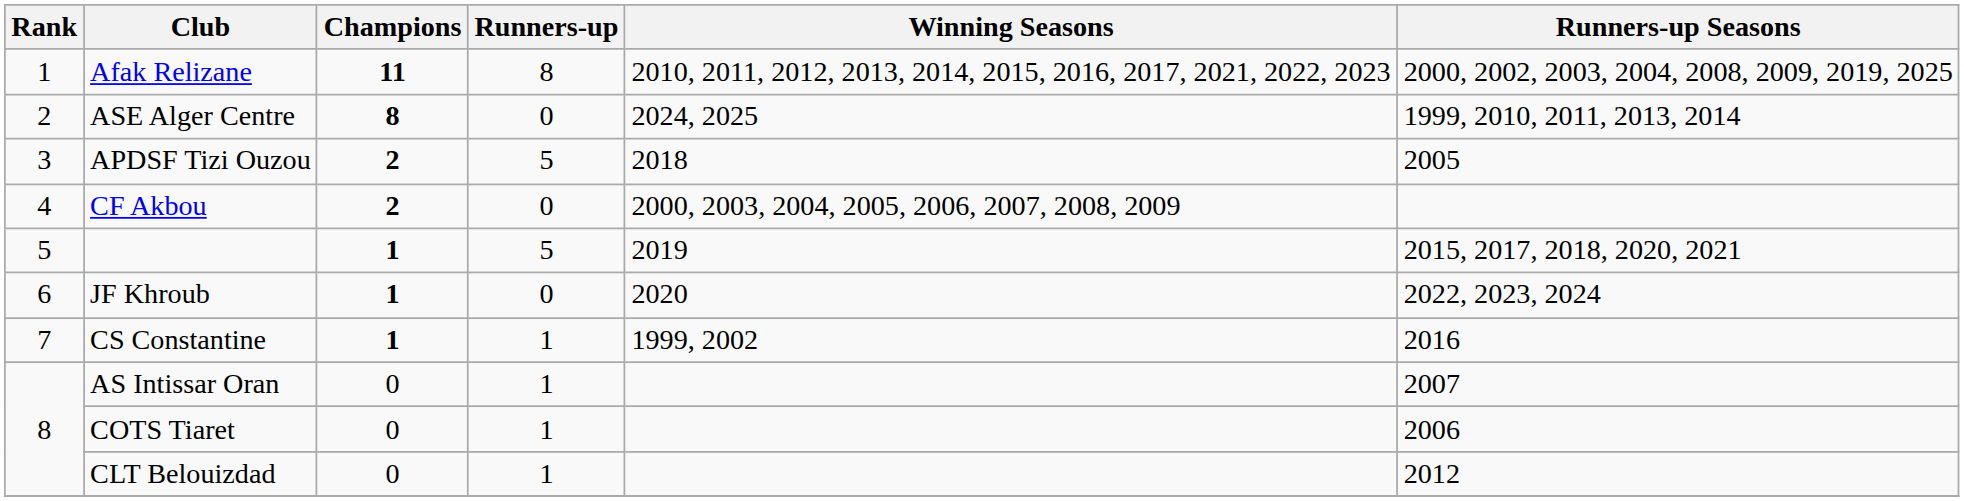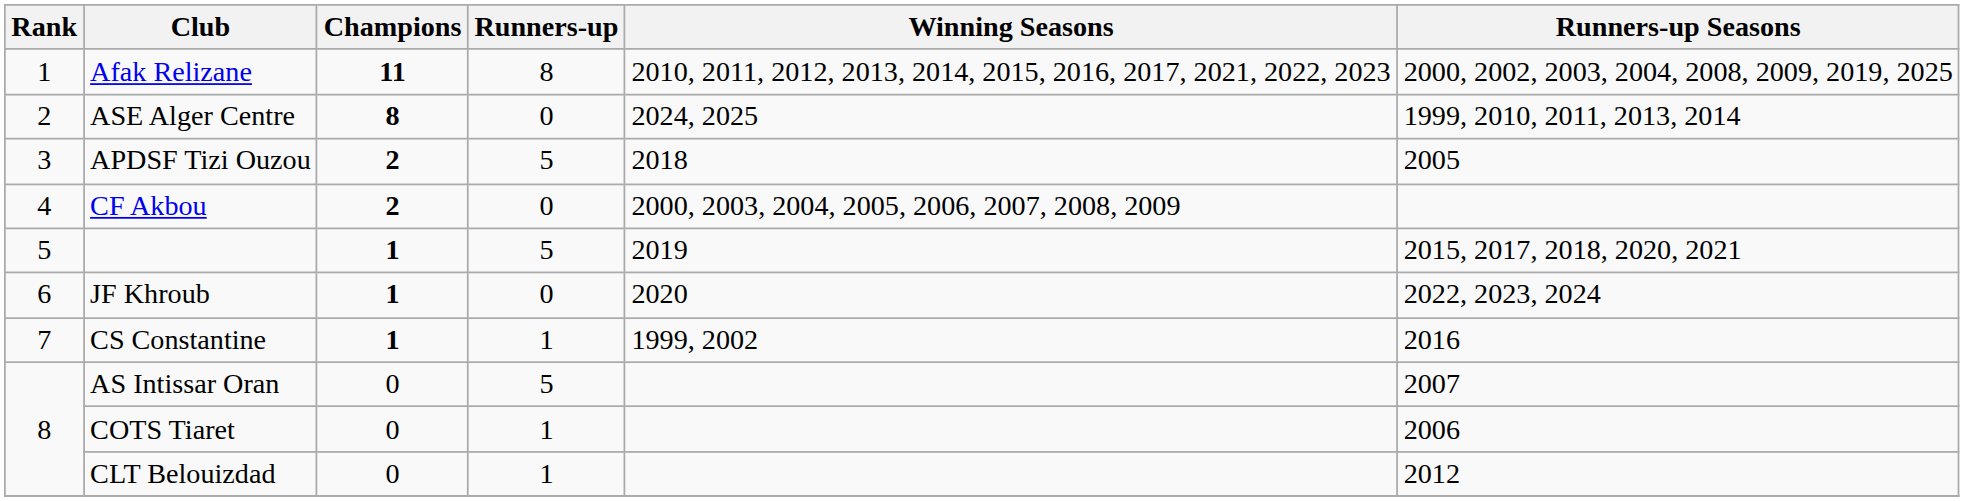(546, 384) 1 -> (546, 384) 5
